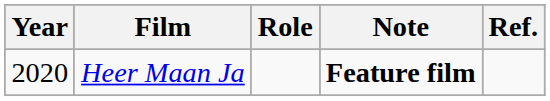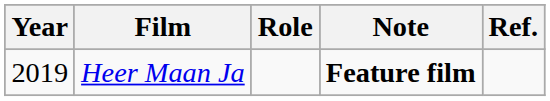(40, 71) 2020 -> (40, 71) 2019
